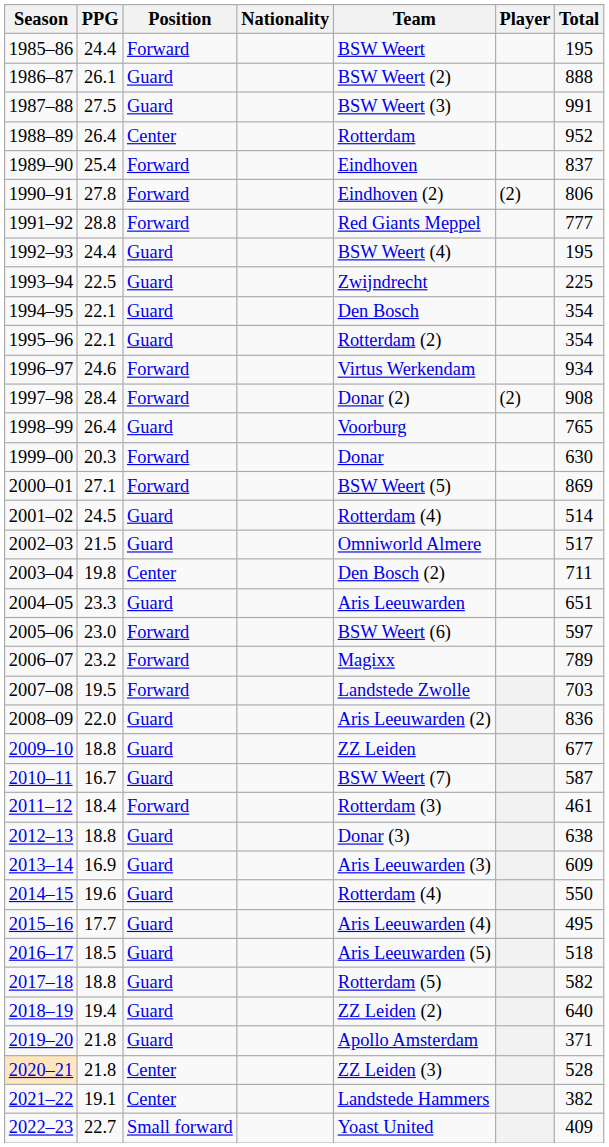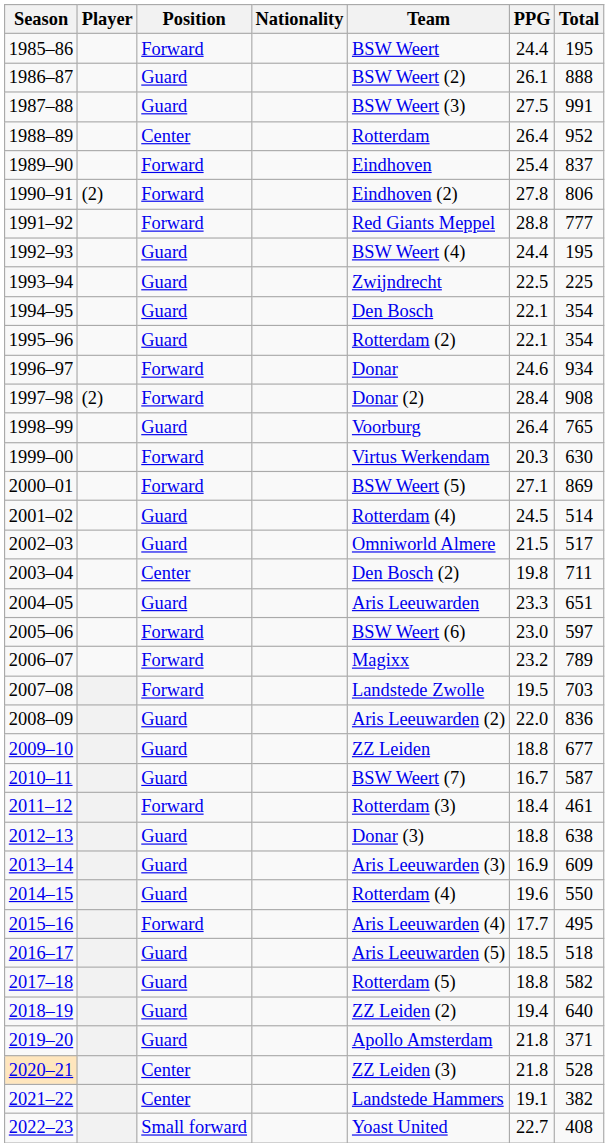columns swapped: (525, 19) <-> (100, 19)
(406, 369) Virtus Werkendam -> (375, 369) Donar
(361, 456) Donar -> (421, 456) Virtus Werkendam
(150, 923) Guard -> (172, 923) Forward
(579, 1127) 409 -> (579, 1127) 408
